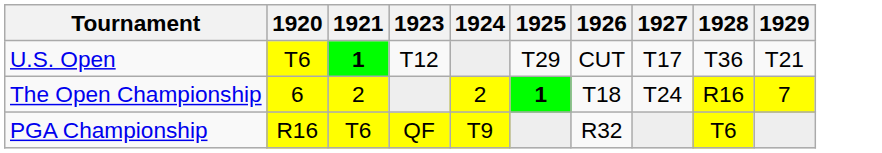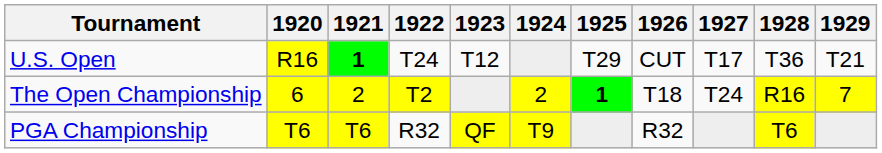+ column: (419, 23)
(297, 59) T6 -> (297, 59) R16
(297, 130) R16 -> (297, 130) T6
